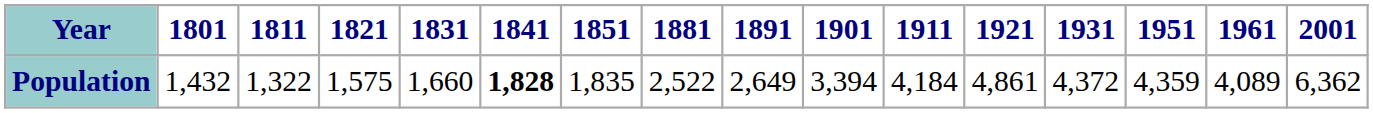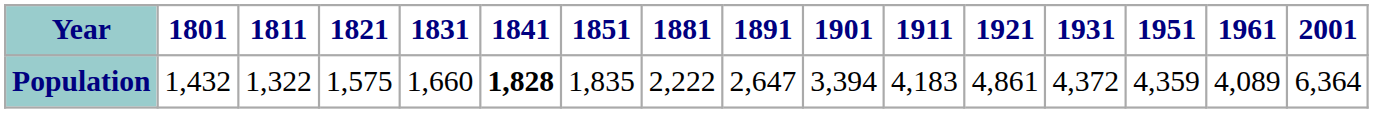(682, 80) 2,522 -> (682, 80) 2,222
(763, 80) 2,649 -> (763, 80) 2,647
(924, 80) 4,184 -> (924, 80) 4,183
(1328, 80) 6,362 -> (1328, 80) 6,364
